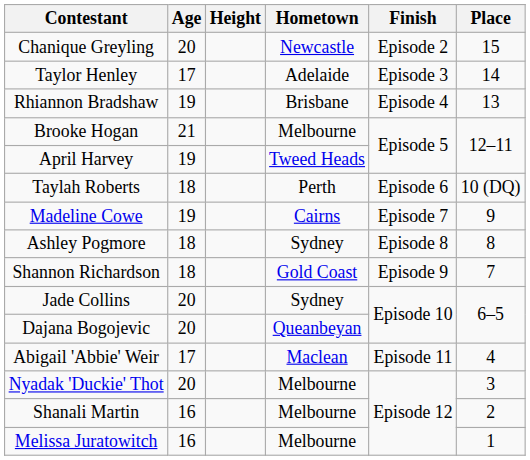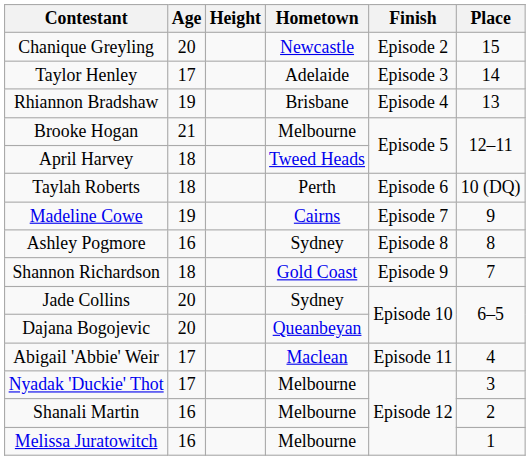(187, 159) 19 -> (187, 159) 18
(187, 243) 18 -> (187, 243) 16
(187, 384) 20 -> (187, 384) 17
